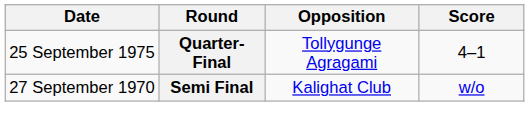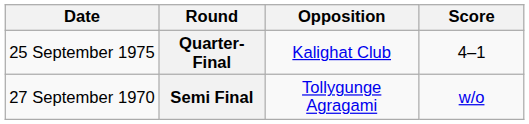(342, 53) Tollygunge Agragami -> (342, 53) Kalighat Club
(342, 88) Kalighat Club -> (342, 97) Tollygunge Agragami
